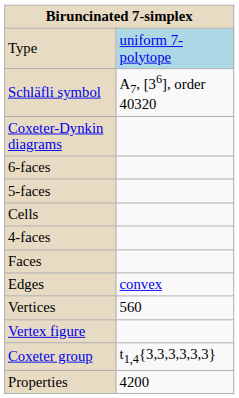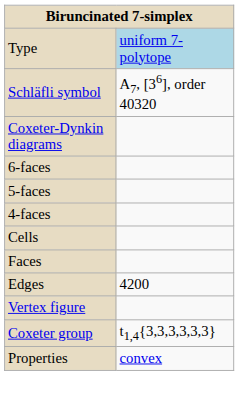rows swapped: (29, 237) <-> (23, 214)
(141, 284) convex -> (134, 284) 4200
- row: (32, 307)
(134, 381) 4200 -> (141, 358) convex
